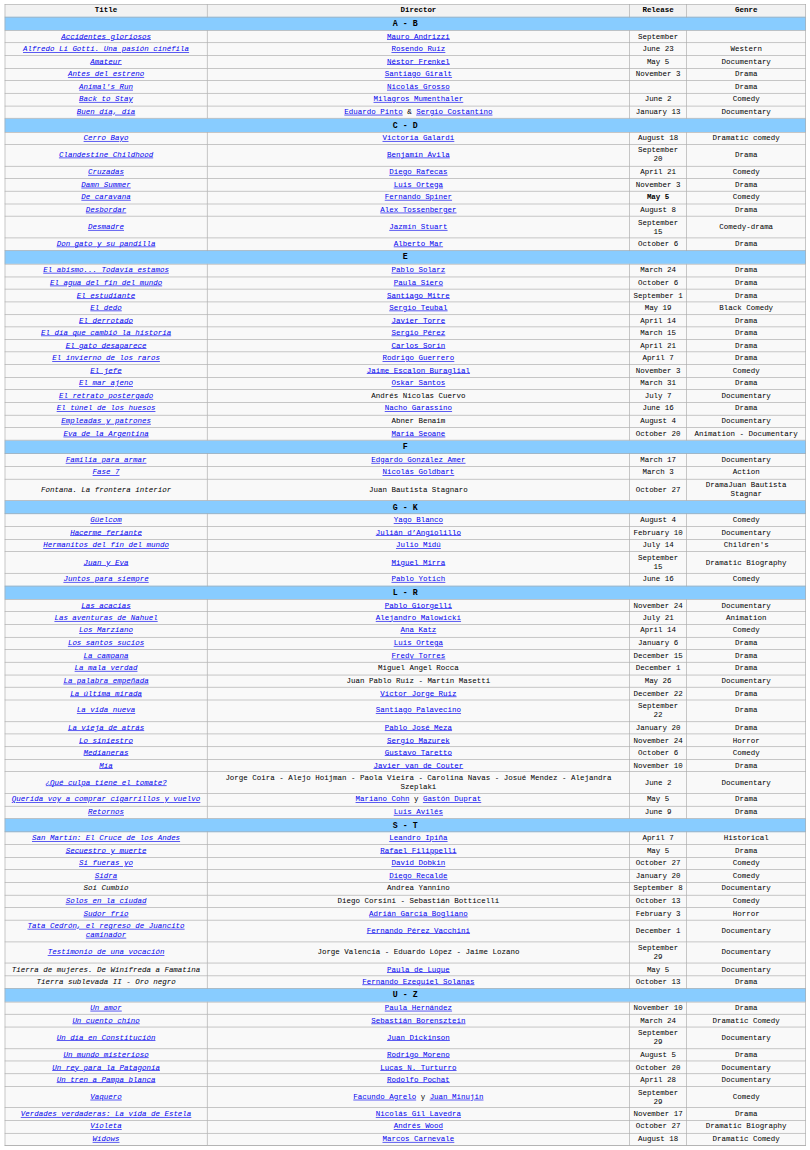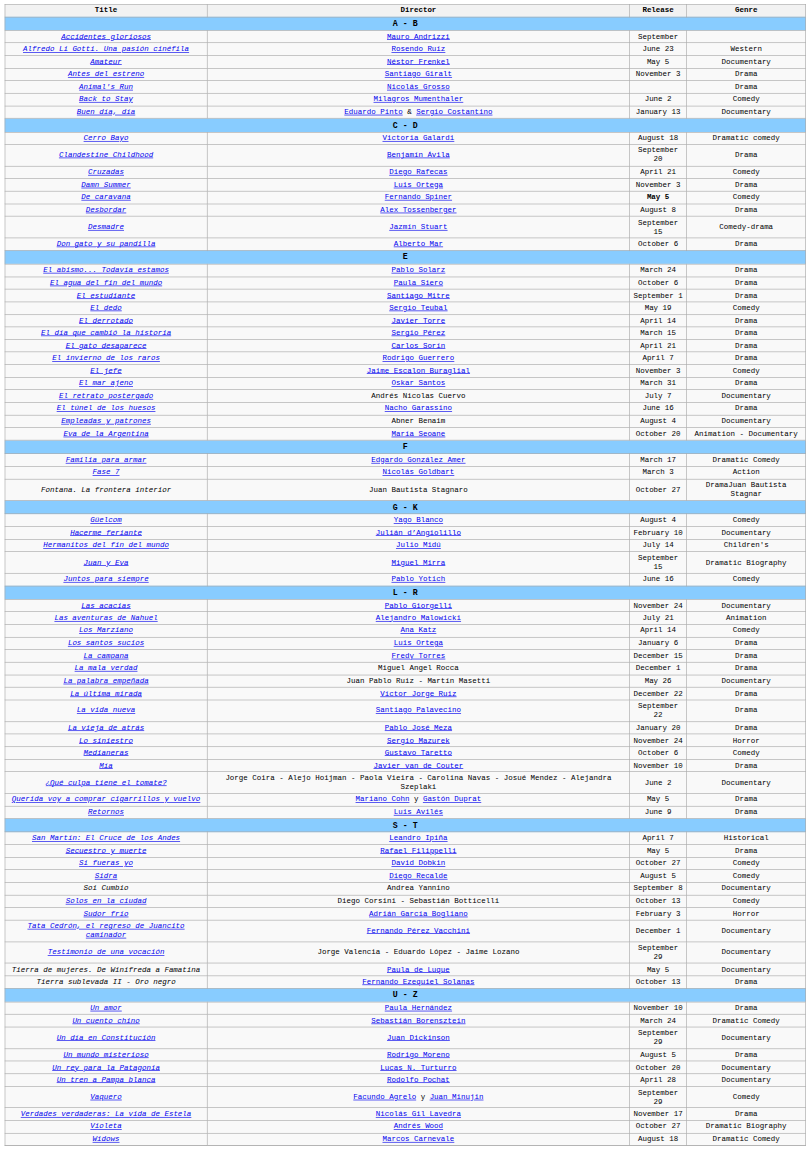(746, 308) Black Comedy -> (746, 308) Comedy
(746, 460) Documentary -> (746, 460) Dramatic Comedy
(658, 876) January 20 -> (658, 876) August 5
